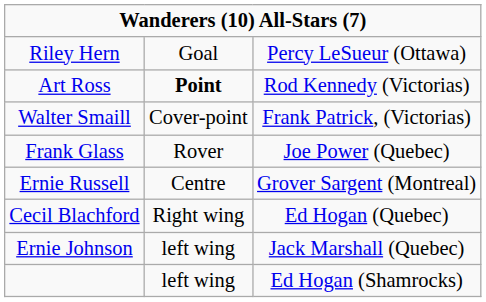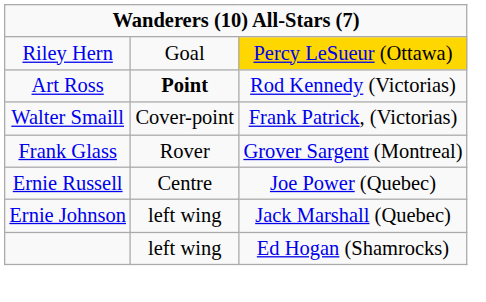(367, 53) no background -> (353, 53) gold background
(367, 150) Joe Power (Quebec) -> (353, 150) Grover Sargent (Montreal)
(367, 183) Grover Sargent (Montreal) -> (353, 183) Joe Power (Quebec)
- row: (74, 215)
